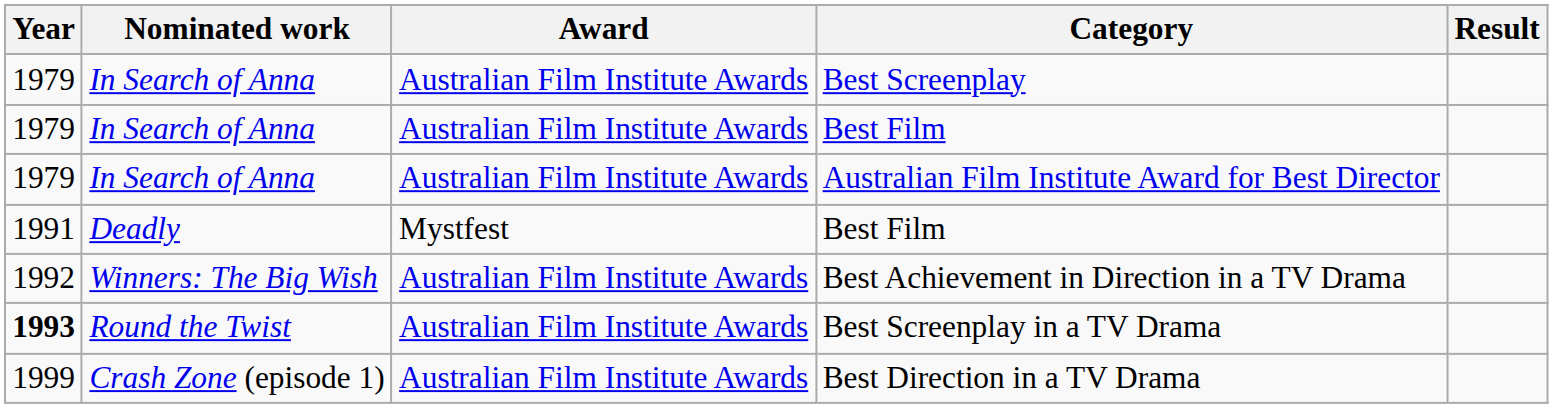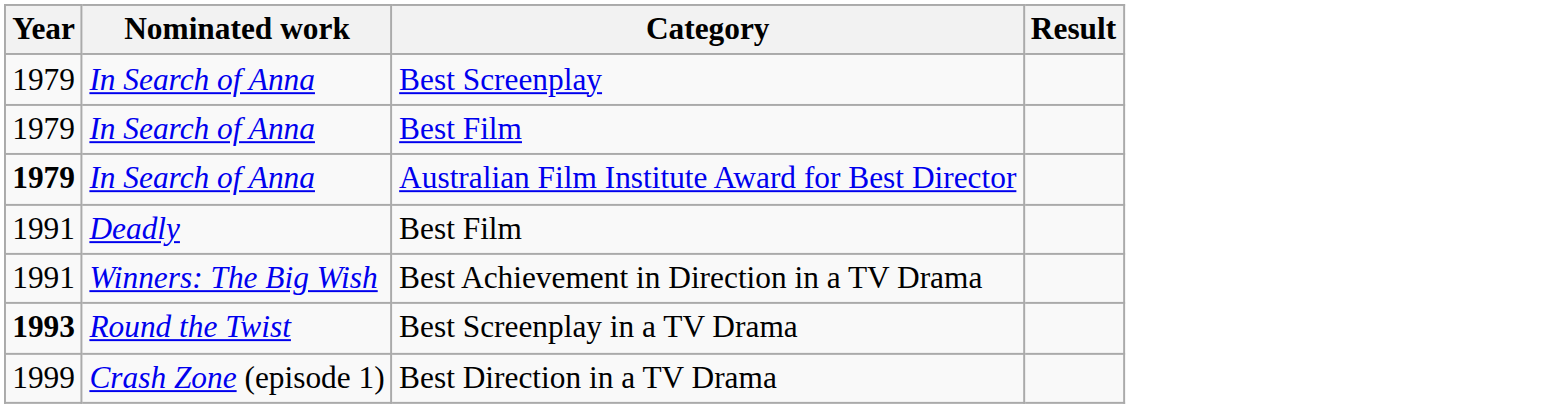- column: (604, 29)
(44, 178) normal -> (44, 178) bold
(44, 278) 1992 -> (44, 278) 1991
